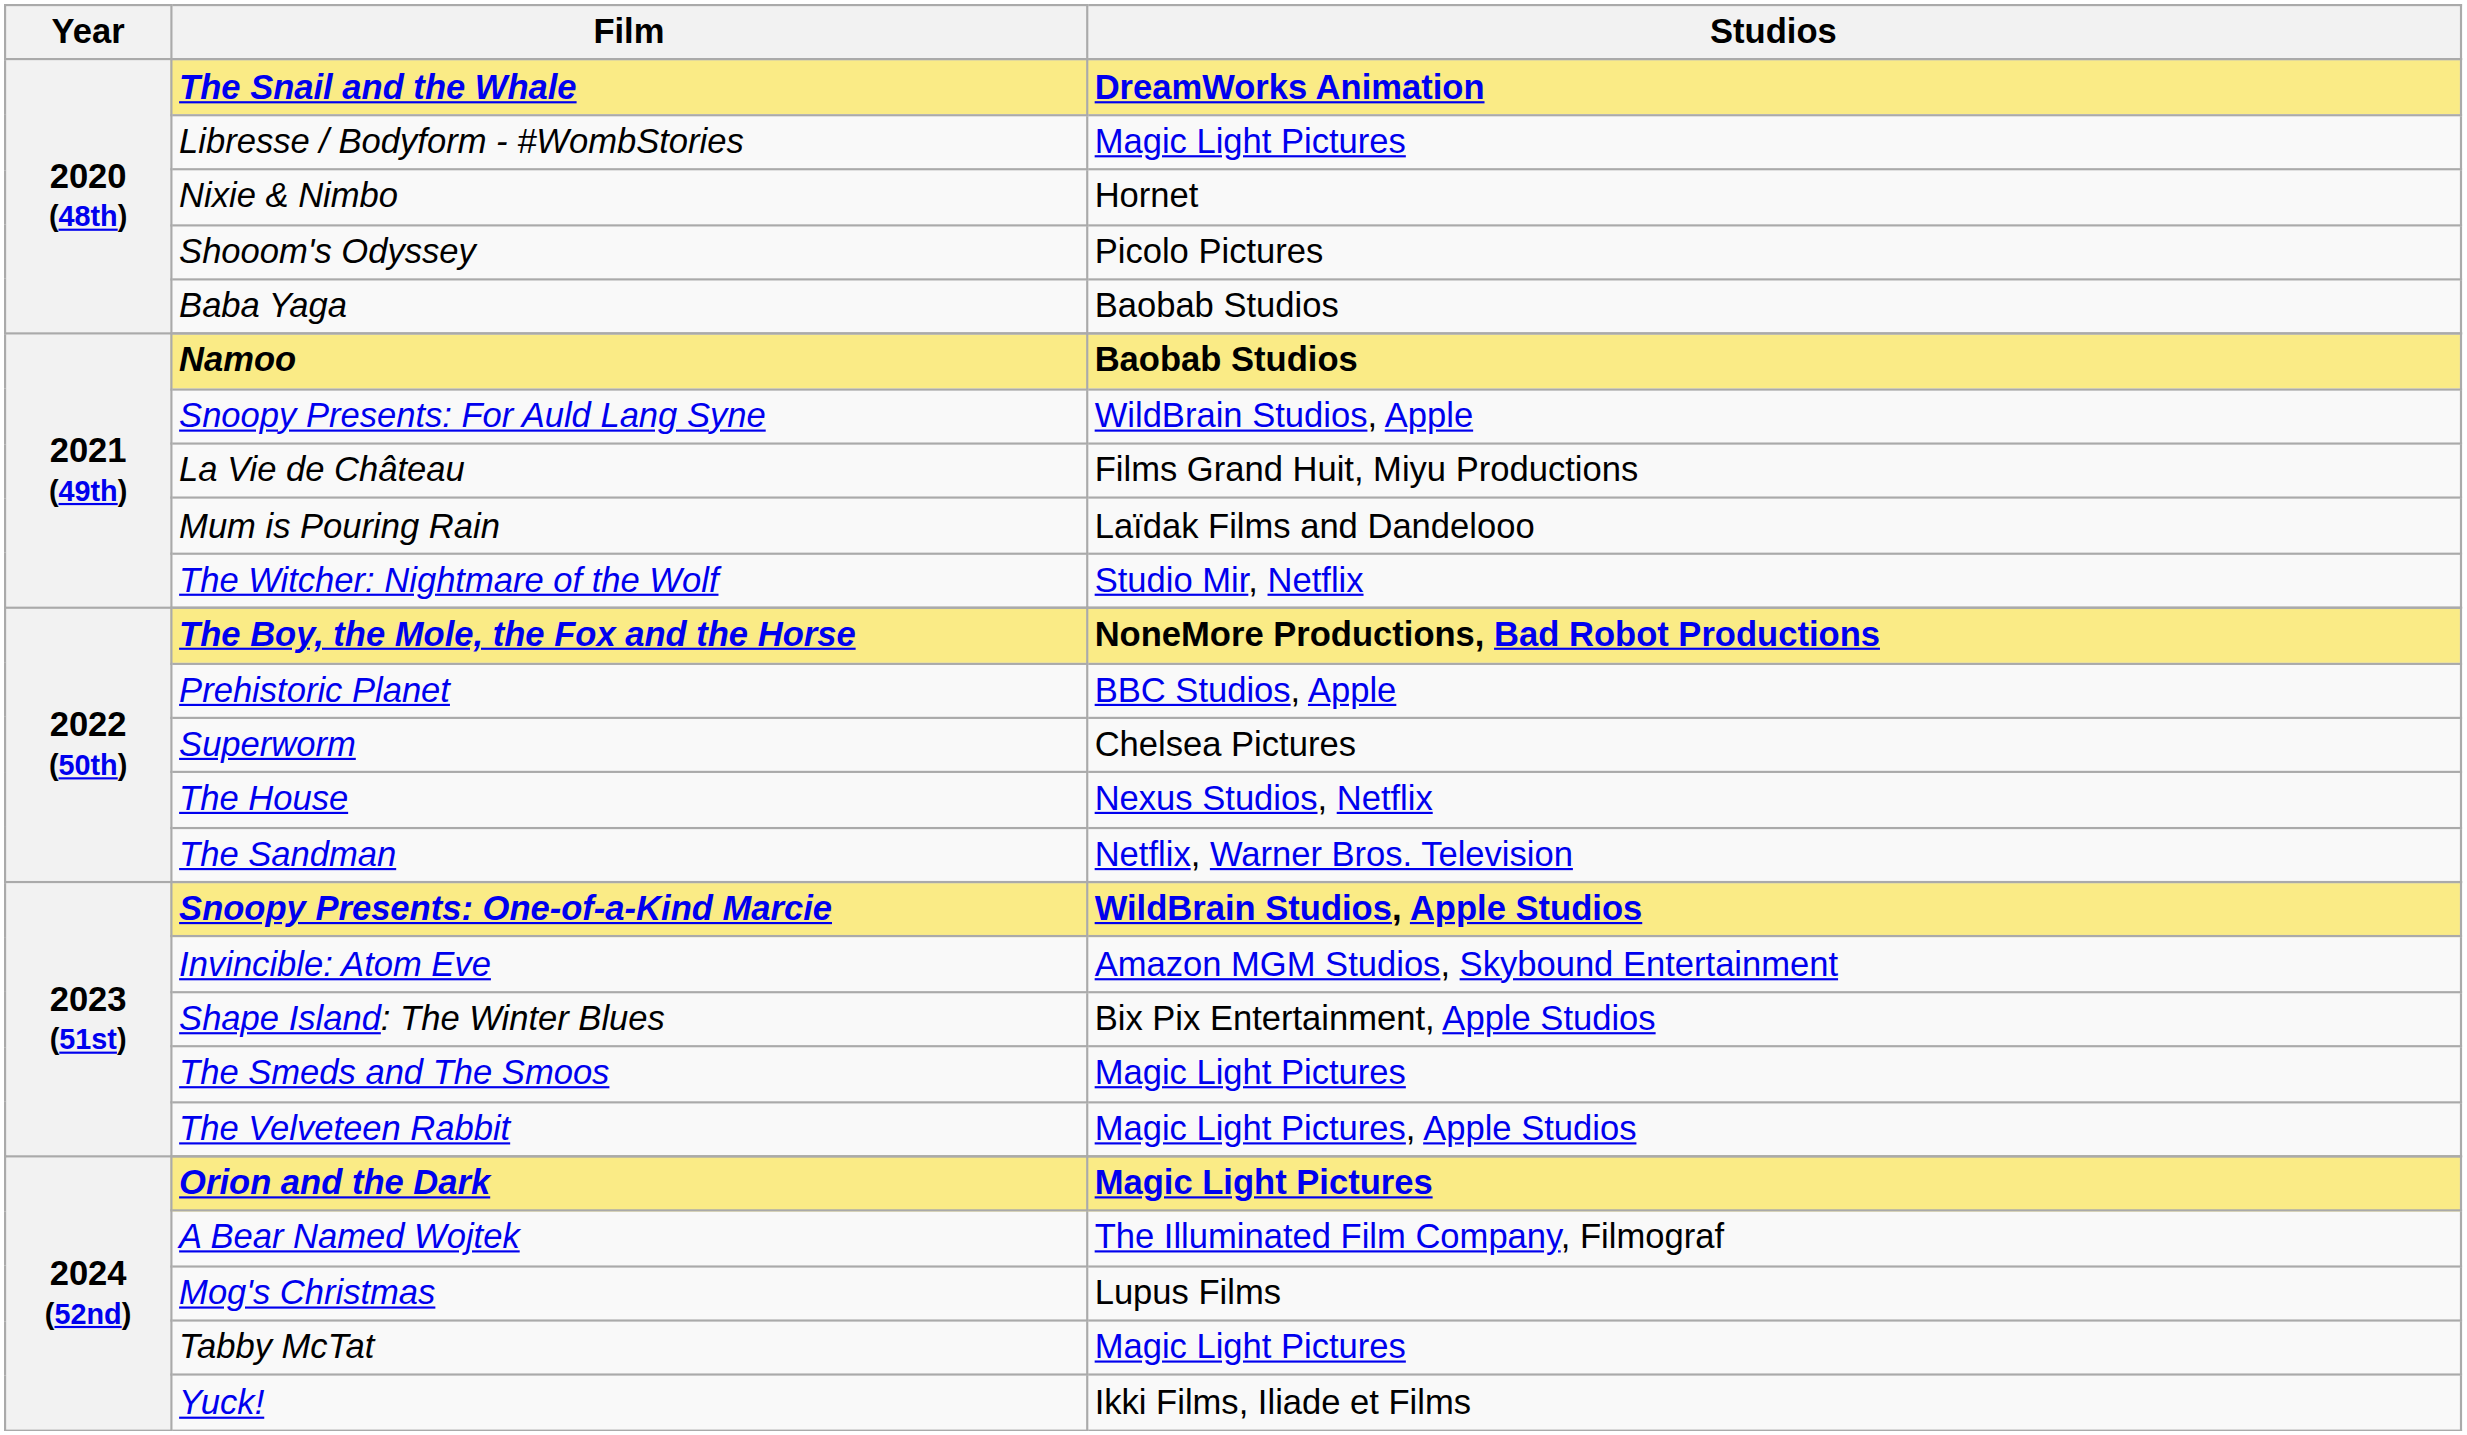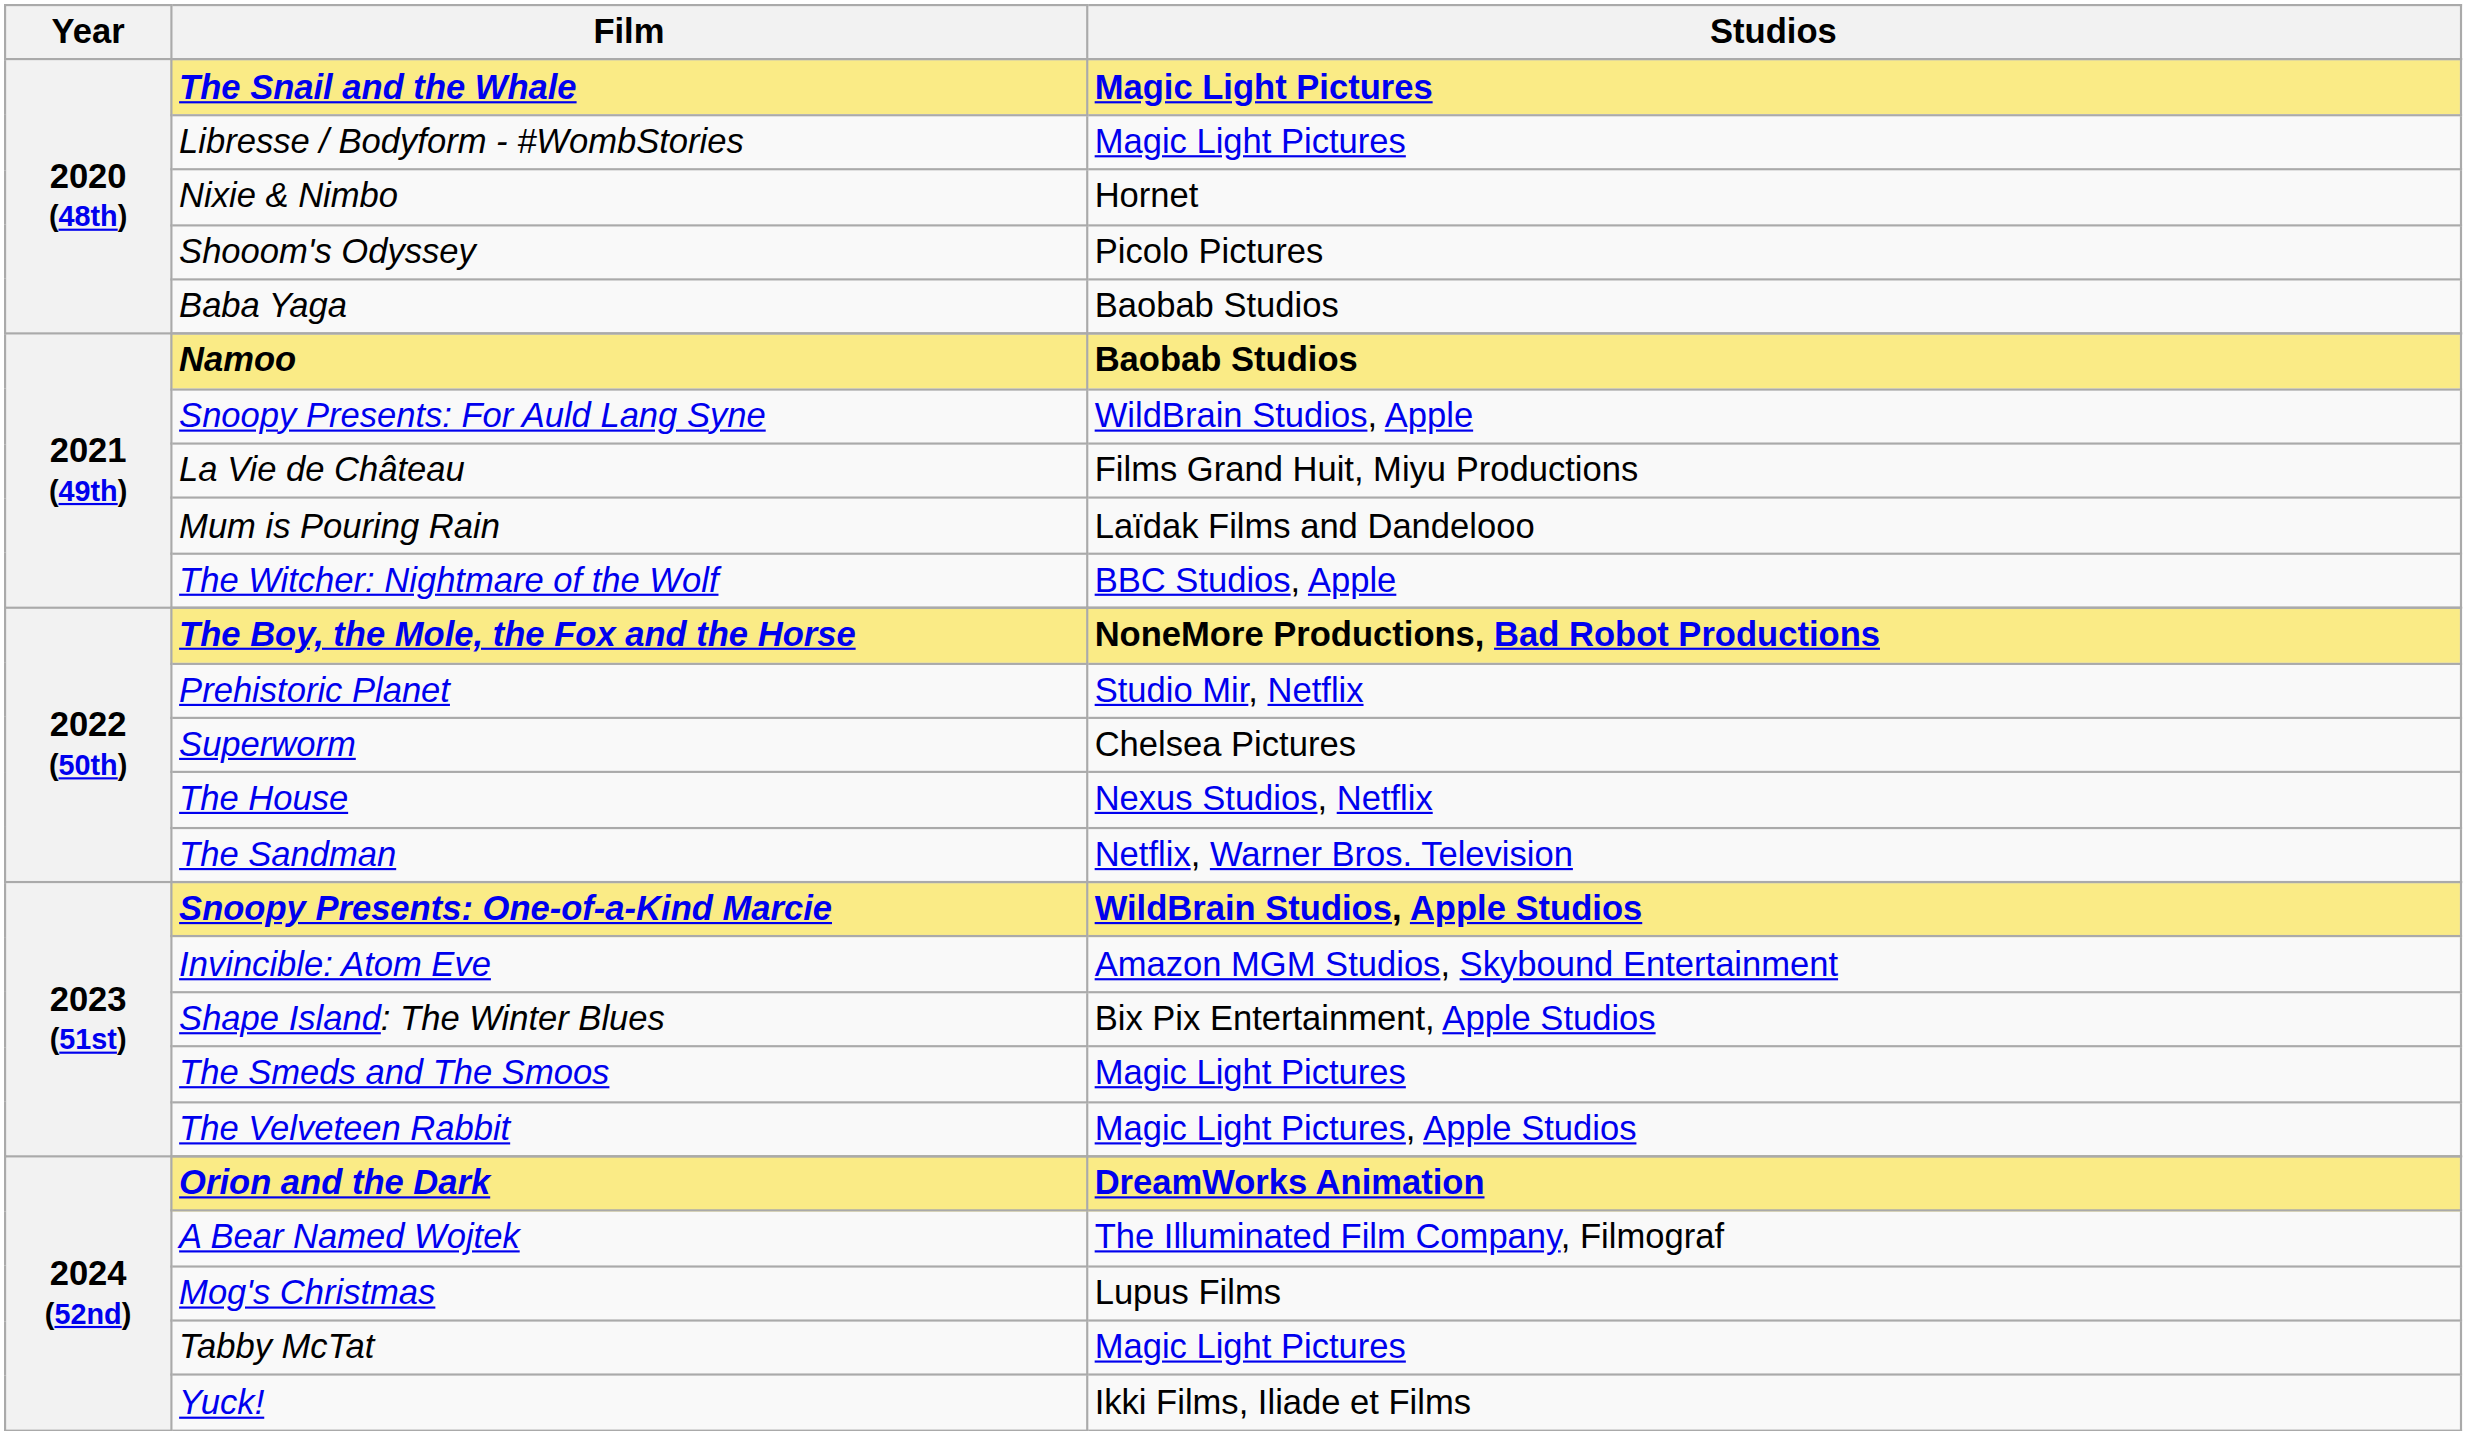(1290, 86) DreamWorks Animation -> (1264, 86) Magic Light Pictures
(1229, 580) Studio Mir, Netflix -> (1245, 580) BBC Studios, Apple
(1245, 689) BBC Studios, Apple -> (1229, 689) Studio Mir, Netflix
(1264, 1182) Magic Light Pictures -> (1290, 1182) DreamWorks Animation
